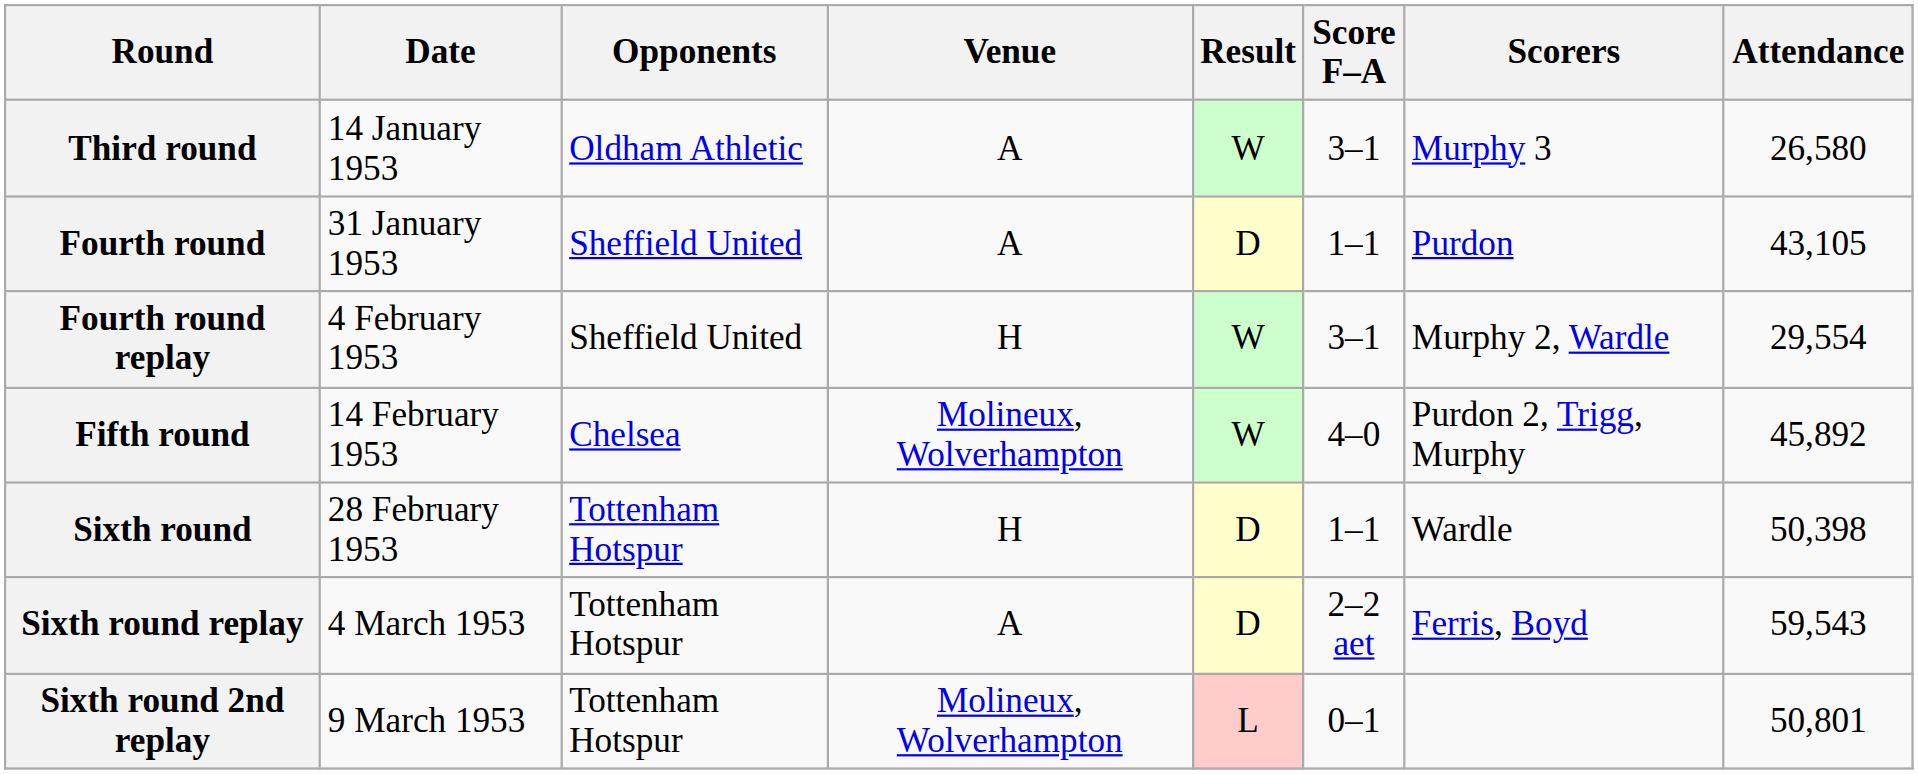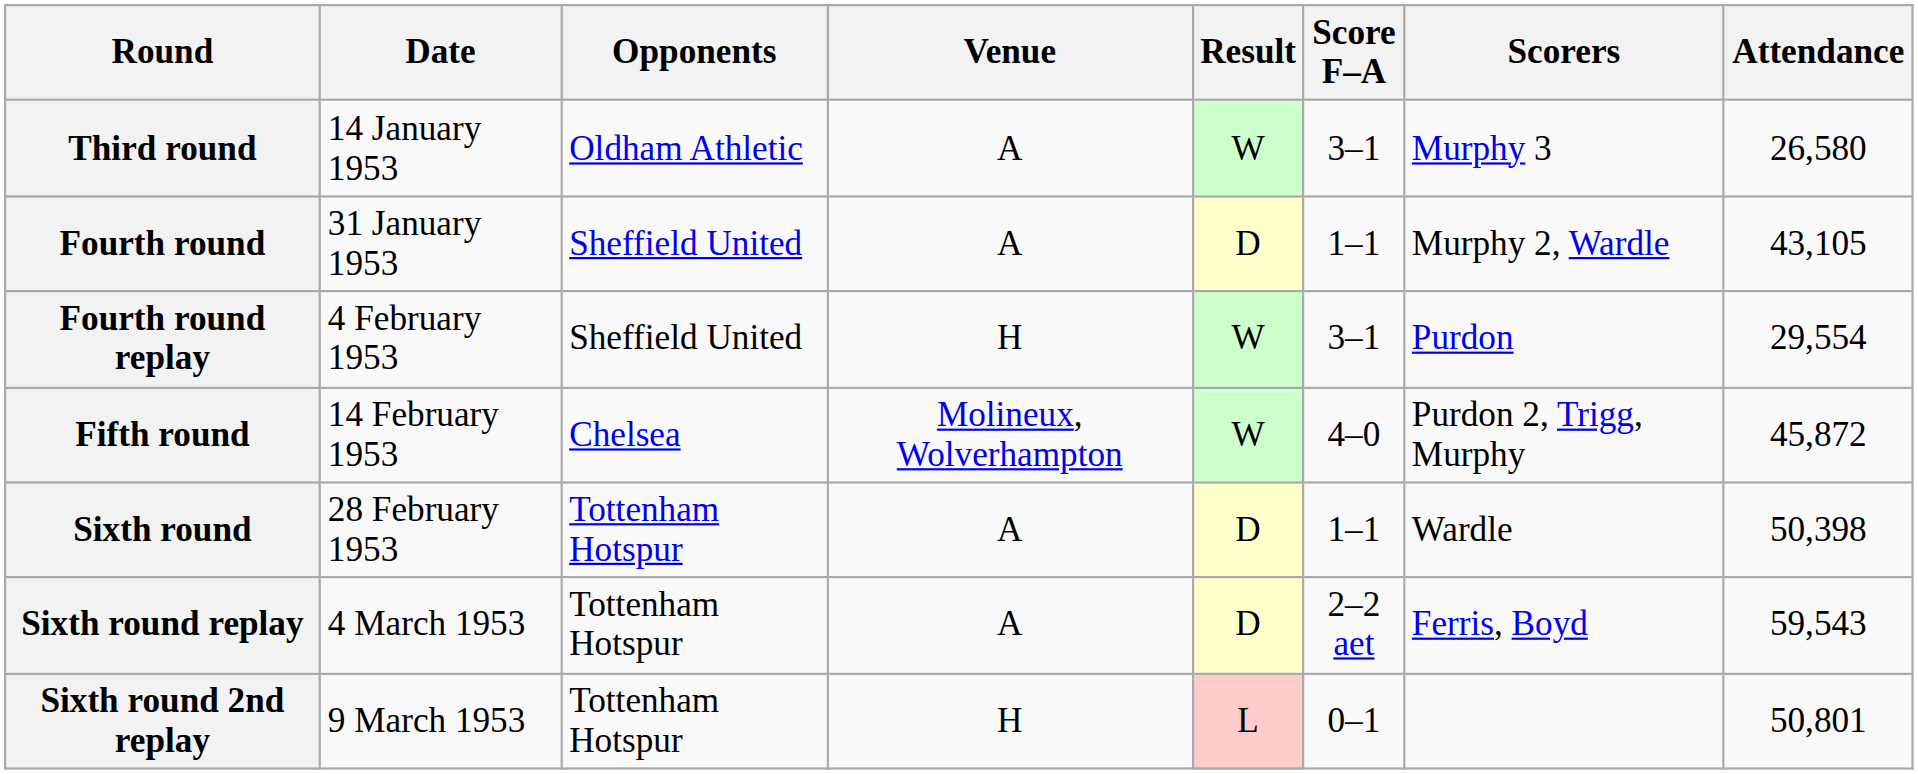(1463, 243) Purdon -> (1541, 243) Murphy 2, Wardle
(1541, 338) Murphy 2, Wardle -> (1463, 338) Purdon
(1818, 433) 45,892 -> (1818, 433) 45,872
(1010, 529) H -> (1010, 529) A
(1010, 720) Molineux, Wolverhampton -> (1010, 720) H
